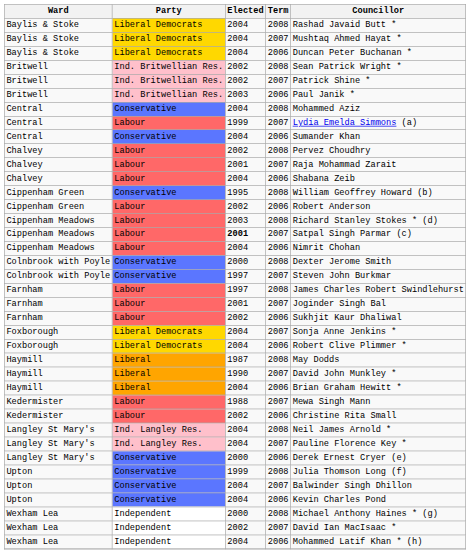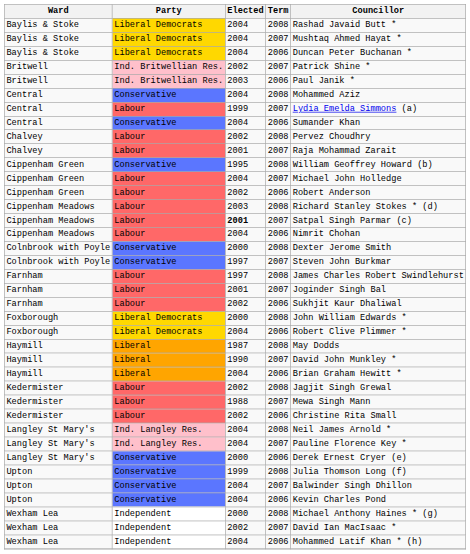- row: (27, 67)
- row: (25, 179)
+ row: (45, 179)
+ row: (32, 319)
- row: (32, 333)
+ row: (35, 388)
